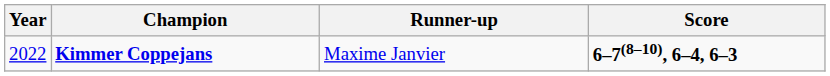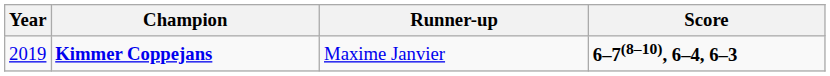(28, 53) 2022 -> (28, 53) 2019
